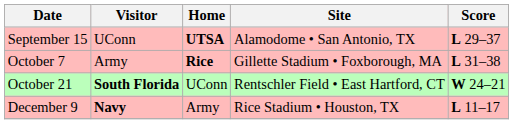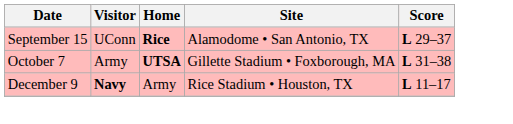(205, 38) UTSA -> (156, 38) Rice
(199, 61) Rice -> (162, 61) UTSA
- row: (40, 84)
